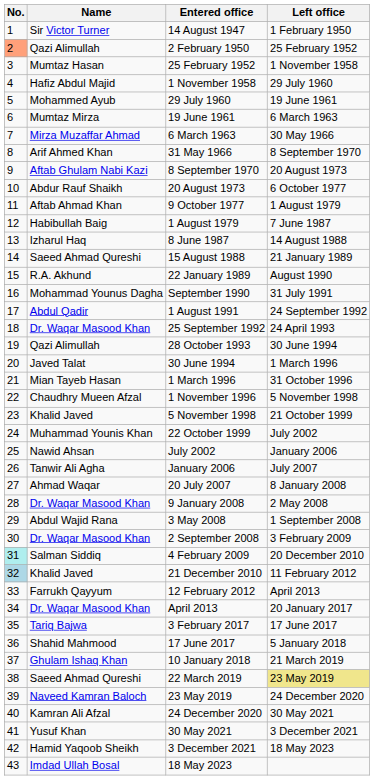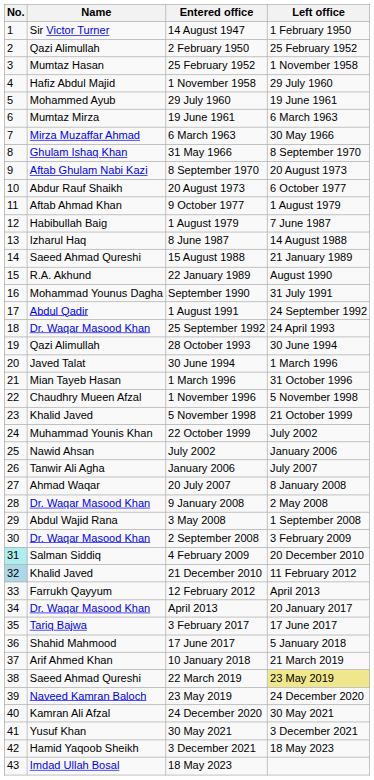(10, 48) lightsalmon background -> (10, 48) no background
(71, 153) Arif Ahmed Khan -> (79, 153) Ghulam Ishaq Khan
(79, 661) Ghulam Ishaq Khan -> (71, 661) Arif Ahmed Khan
